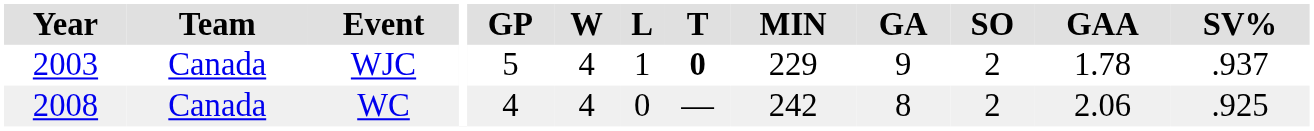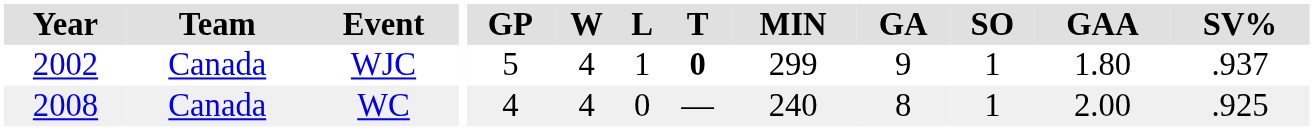(65, 64) 2003 -> (65, 64) 2002
(793, 64) 229 -> (793, 64) 299
(992, 64) 2 -> (992, 64) 1
(1102, 64) 1.78 -> (1102, 64) 1.80
(793, 105) 242 -> (793, 105) 240
(992, 105) 2 -> (992, 105) 1
(1102, 105) 2.06 -> (1102, 105) 2.00
